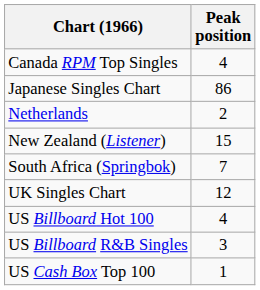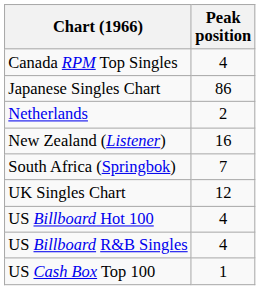(223, 140) 15 -> (223, 140) 16
(223, 245) 3 -> (223, 245) 4
